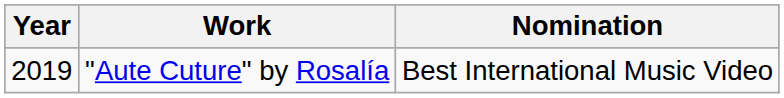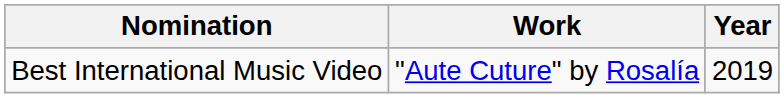columns swapped: (42, 26) <-> (587, 26)
